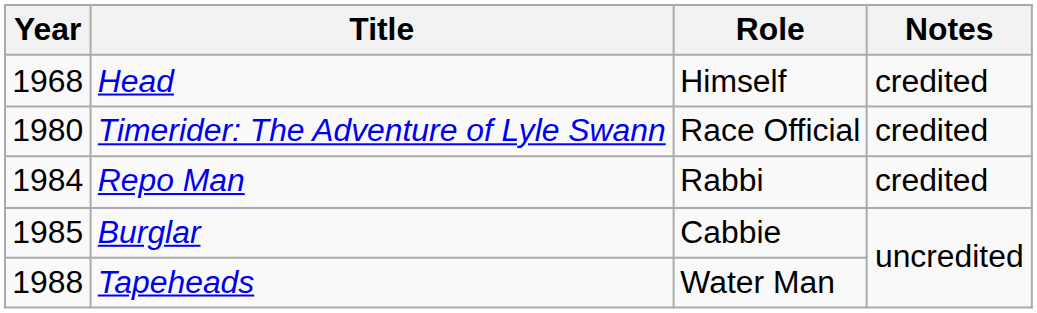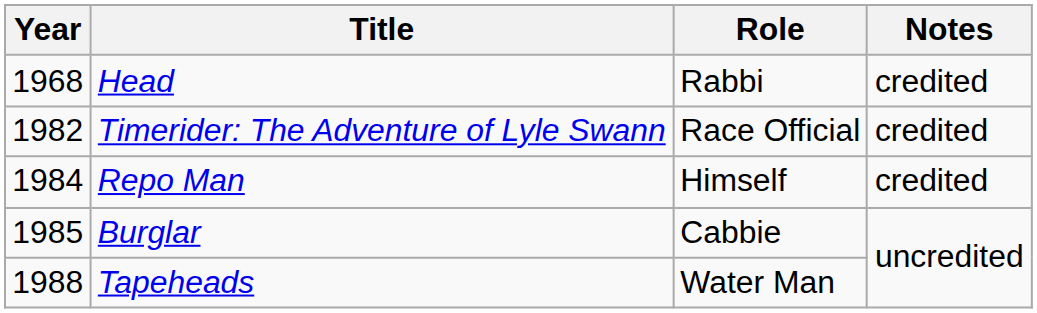(733, 80) Himself -> (722, 80) Rabbi
(48, 130) 1980 -> (48, 130) 1982
(722, 181) Rabbi -> (733, 181) Himself
